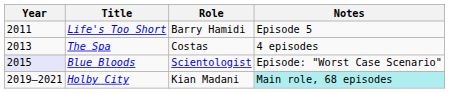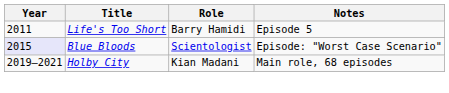- row: (89, 46)
(324, 80) paleturquoise background -> (324, 63) no background
